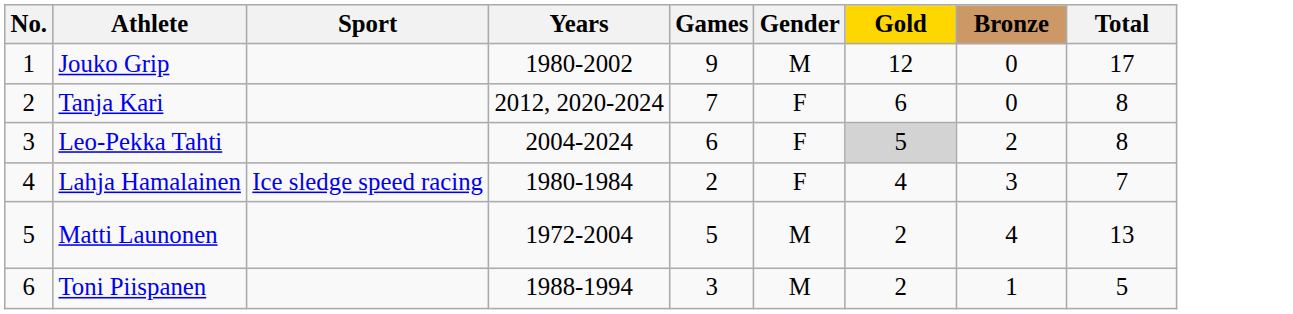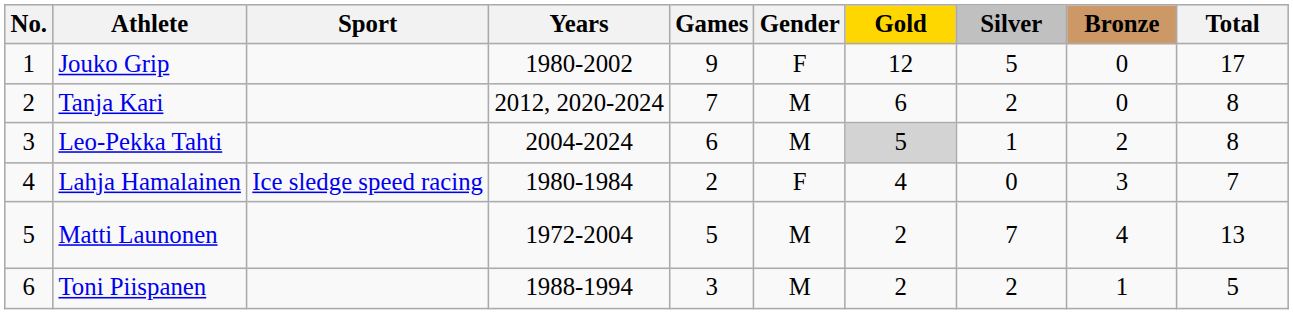+ column: (1011, 24)
(800, 63) M -> (800, 63) F
(800, 102) F -> (800, 102) M
(800, 142) F -> (800, 142) M
